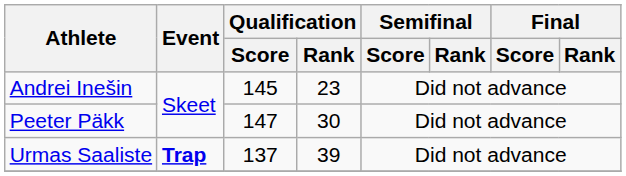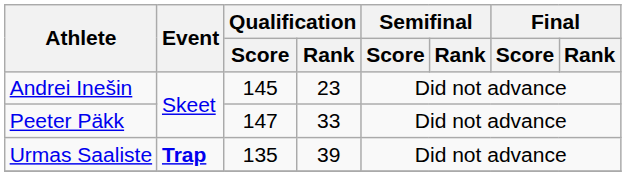(329, 121) 30 -> (329, 121) 33
(260, 155) 137 -> (260, 155) 135
